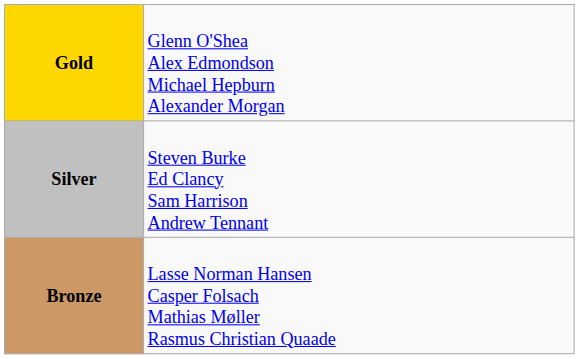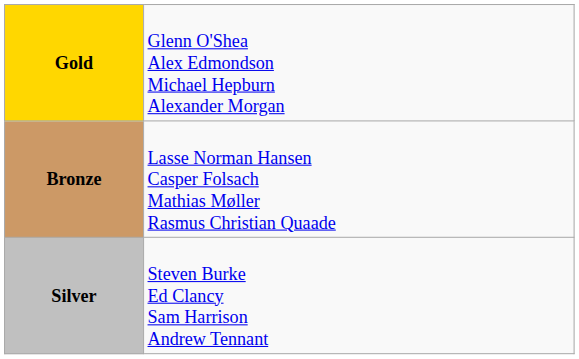rows swapped: (74, 178) <-> (74, 295)
